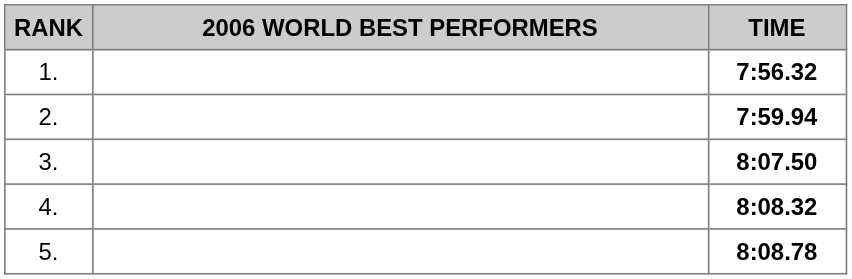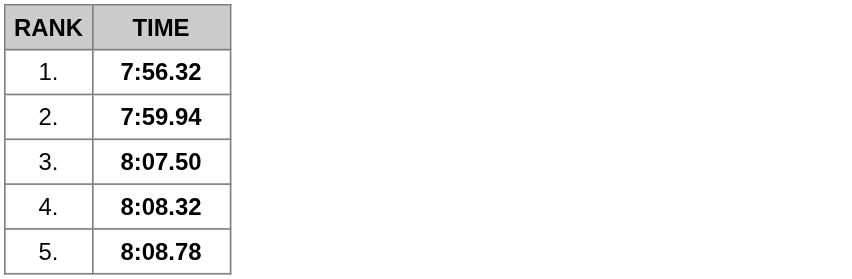- column: (400, 27)
